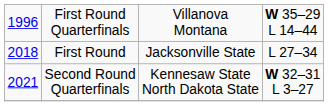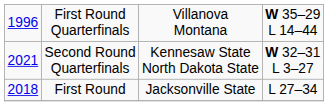rows swapped: (90, 52) <-> (90, 82)
